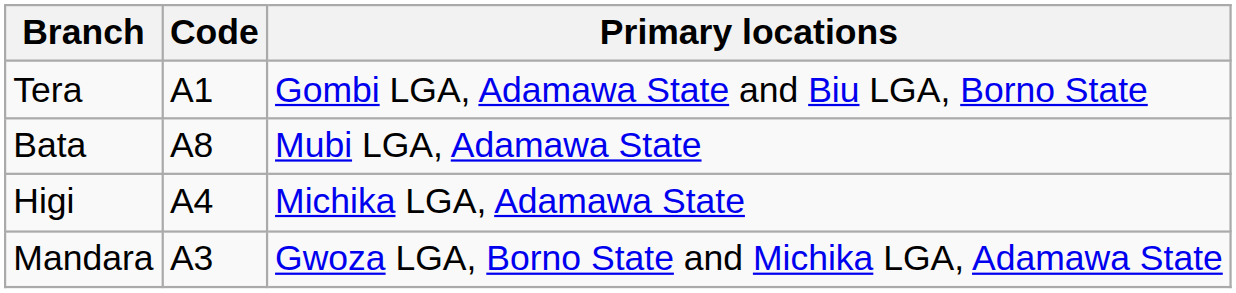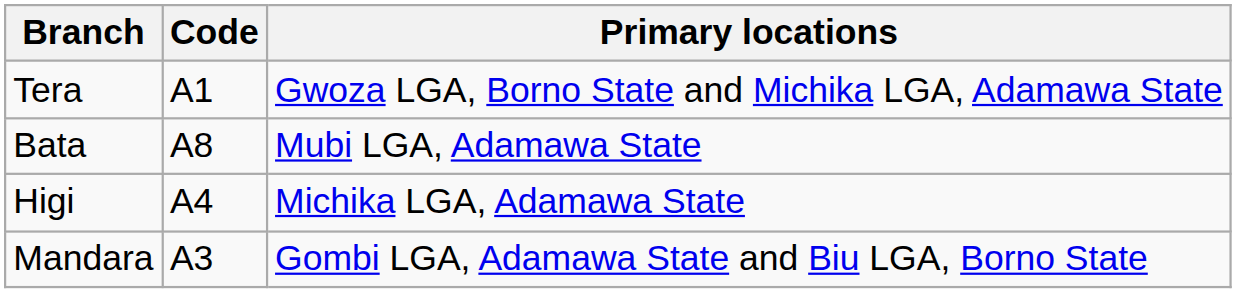(711, 88) Gombi LGA, Adamawa State and Biu LGA, Borno State -> (749, 88) Gwoza LGA, Borno State and Michika LGA, Adamawa State
(749, 257) Gwoza LGA, Borno State and Michika LGA, Adamawa State -> (711, 257) Gombi LGA, Adamawa State and Biu LGA, Borno State
